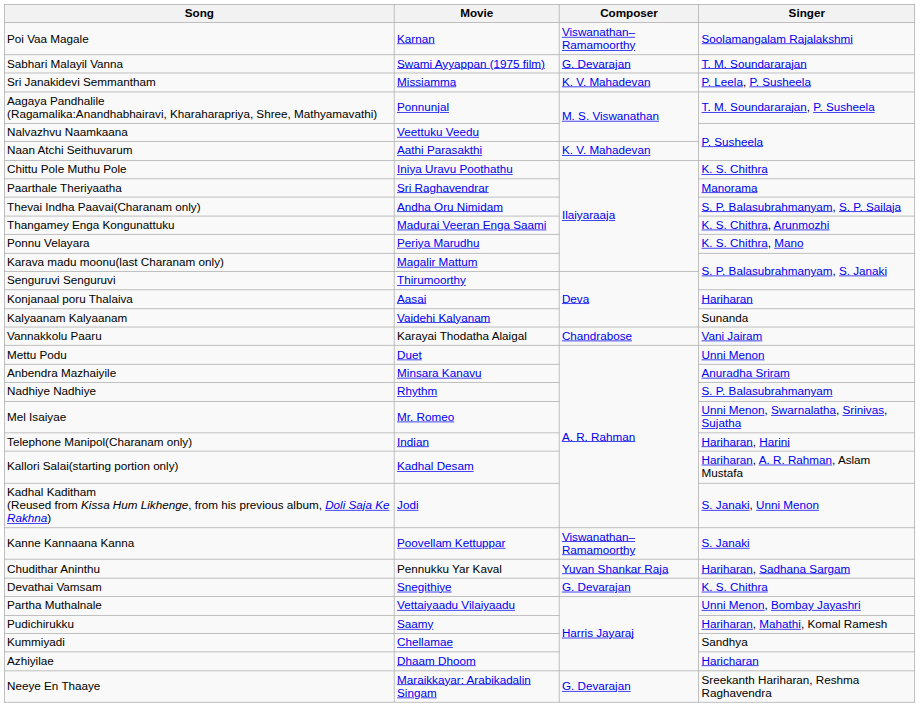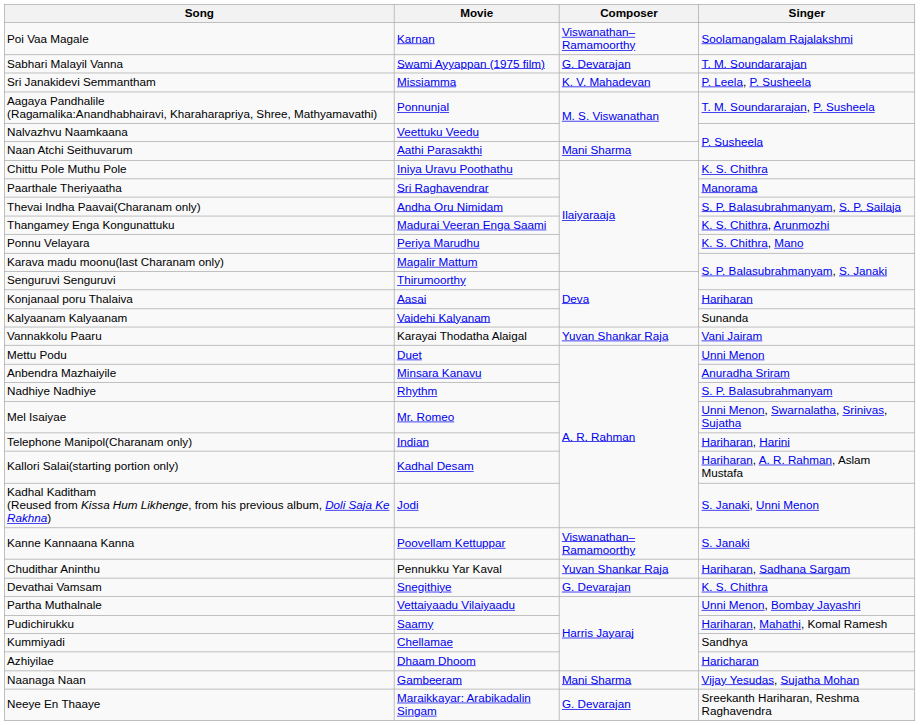(606, 151) K. V. Mahadevan -> (597, 151) Mani Sharma
(597, 336) Chandrabose -> (615, 336) Yuvan Shankar Raja
+ row: (46, 679)
